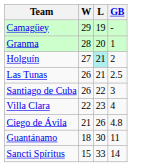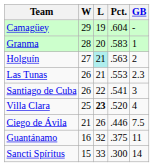+ column: (119, 12)
(116, 75) 2.5 -> (138, 75) 2.3
(86, 106) 22 -> (86, 106) 25
(101, 106) normal -> (101, 106) bold
(116, 122) 4.8 -> (138, 122) 7.5
(86, 138) 18 -> (86, 138) 16
(101, 138) 30 -> (101, 138) 32
